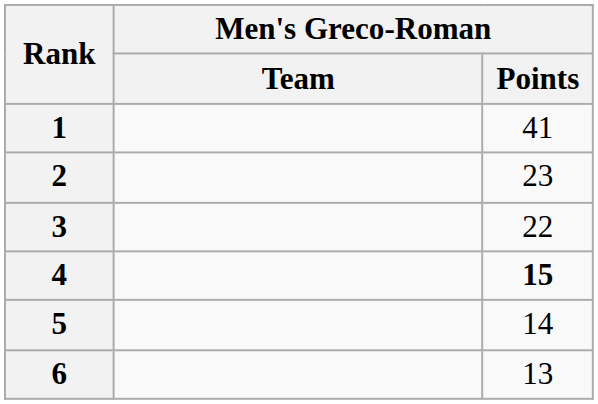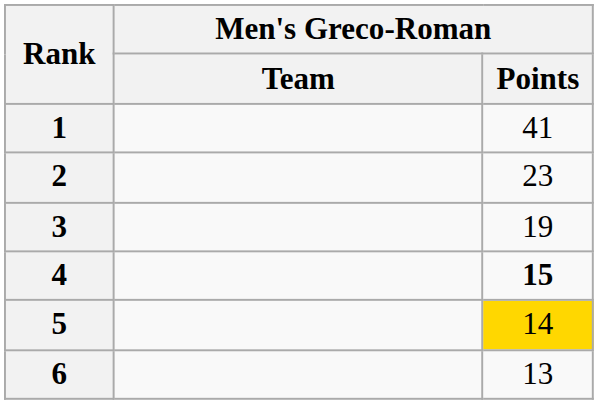(538, 226) 22 -> (538, 226) 19
(538, 324) no background -> (538, 324) gold background
